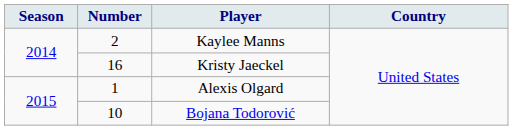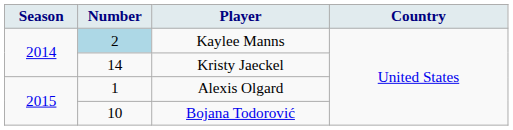(115, 40) no background -> (115, 40) lightblue background
(115, 64) 16 -> (115, 64) 14
